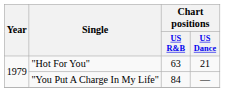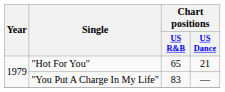(176, 63) 63 -> (176, 63) 65
(176, 79) 84 -> (176, 79) 83
